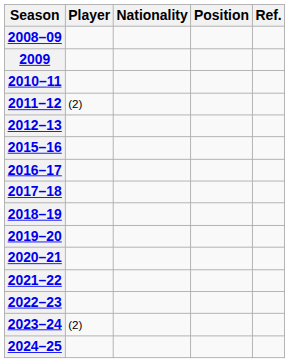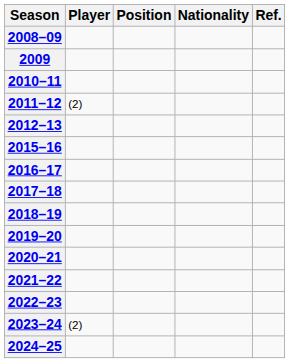columns swapped: (152, 15) <-> (222, 15)
